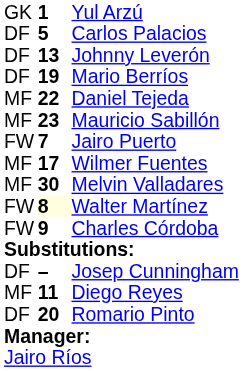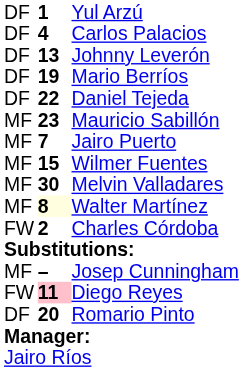(18, 12) GK -> (17, 12) DF
(43, 33) 5 -> (43, 33) 4
(18, 98) MF -> (17, 98) DF
(19, 141) FW -> (18, 141) MF
(49, 163) 17 -> (49, 163) 15
(19, 206) FW -> (18, 206) MF
(43, 228) 9 -> (43, 228) 2
(17, 271) DF -> (18, 271) MF
(18, 293) MF -> (19, 293) FW
(48, 293) no background -> (48, 293) pink background
